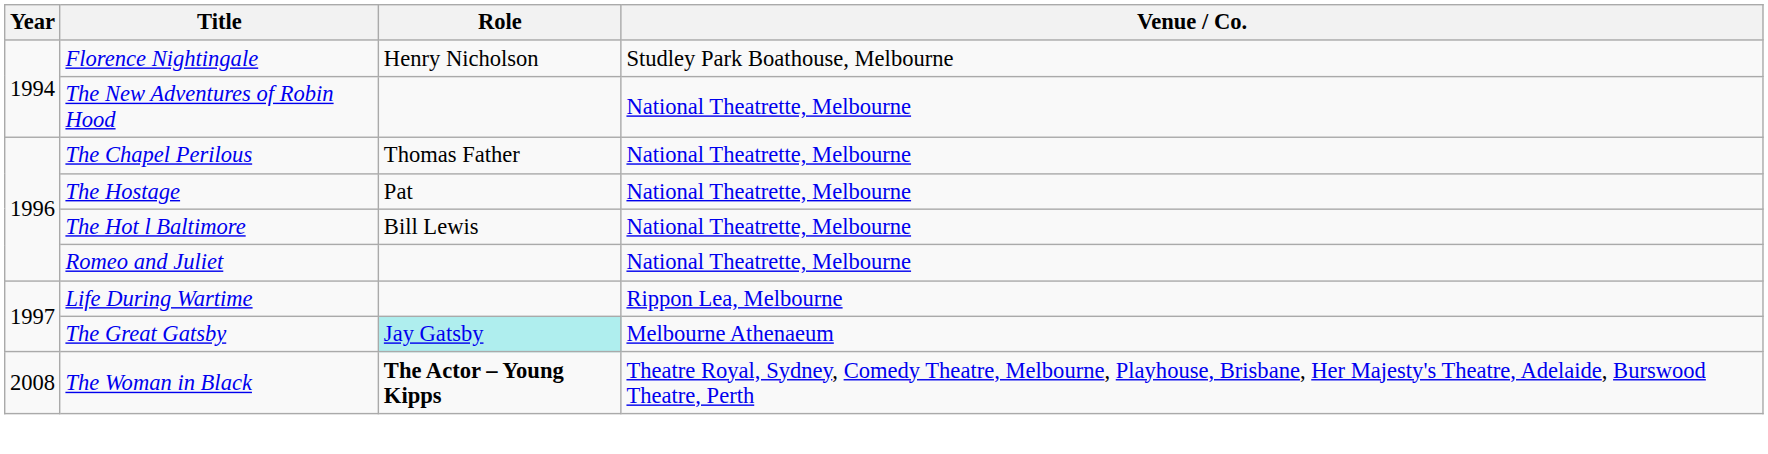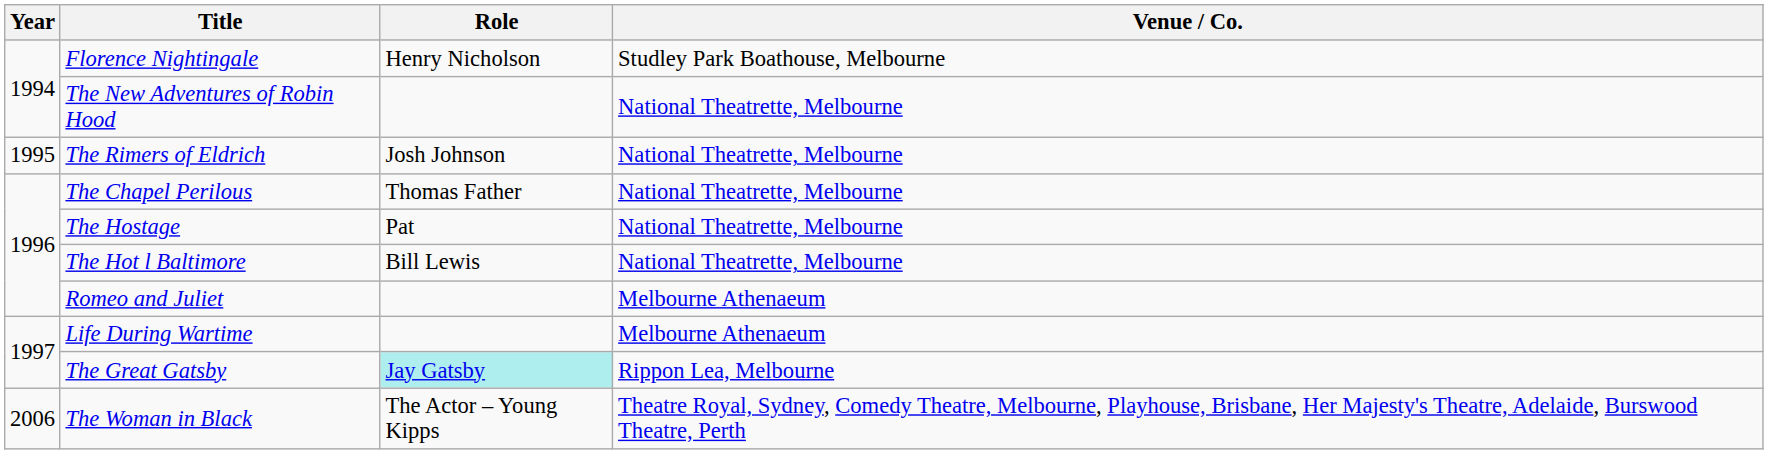+ row: (165, 155)
(769, 262) National Theatrette, Melbourne -> (722, 298) Melbourne Athenaeum
(735, 298) Rippon Lea, Melbourne -> (722, 333) Melbourne Athenaeum
(730, 333) Melbourne Athenaeum -> (726, 369) Rippon Lea, Melbourne
(32, 382) 2008 -> (32, 418) 2006
(474, 382) bold -> (471, 418) normal
